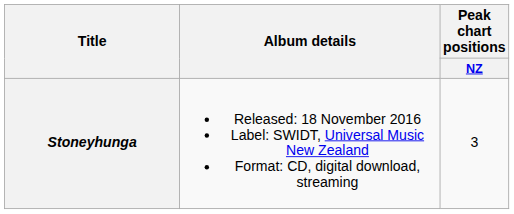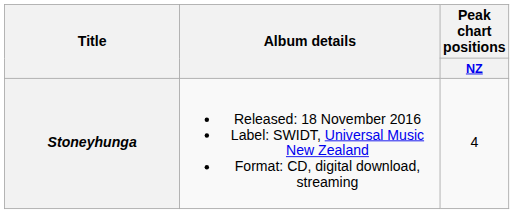(474, 143) 3 -> (474, 143) 4
